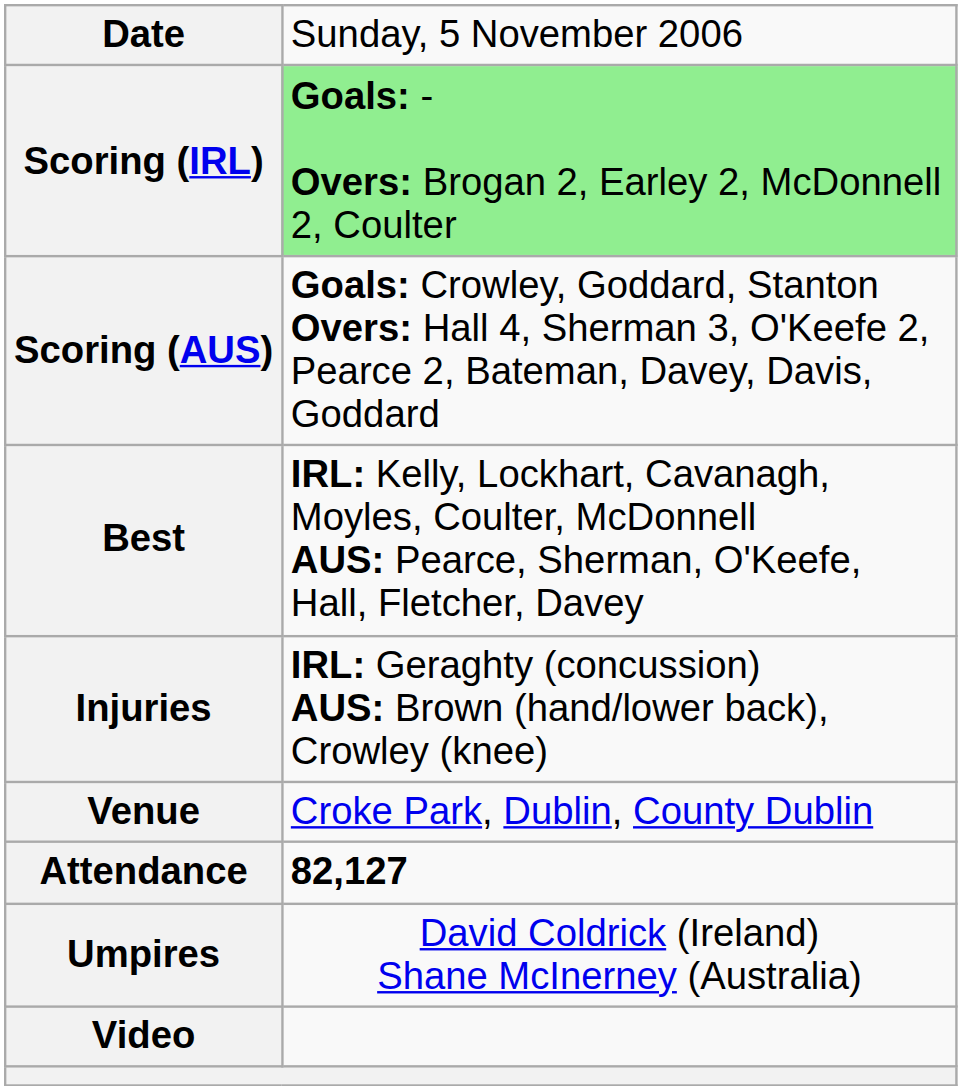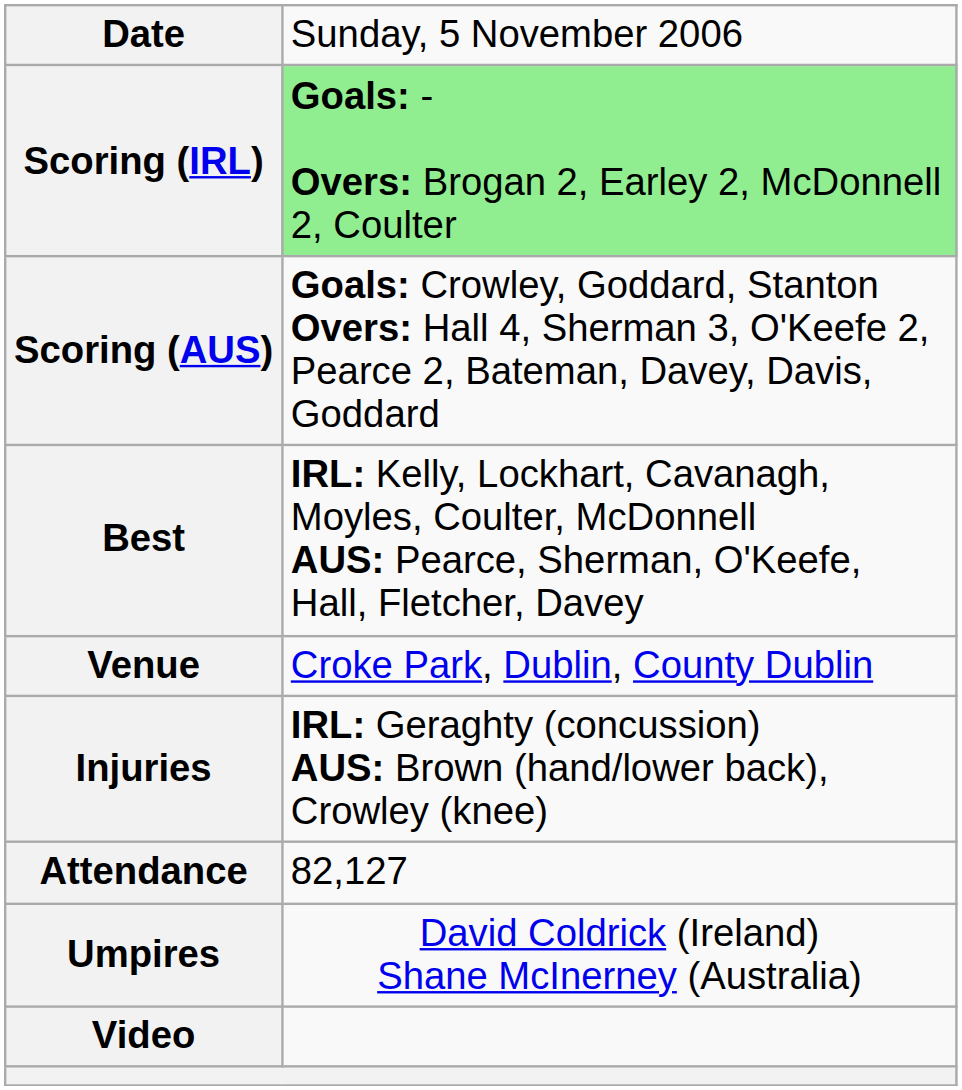rows swapped: (144, 707) <-> (144, 811)
(349, 871) bold -> (349, 871) normal
